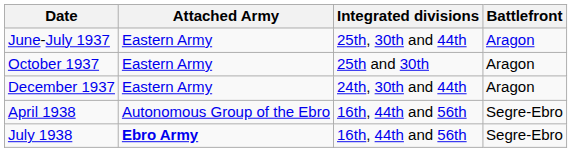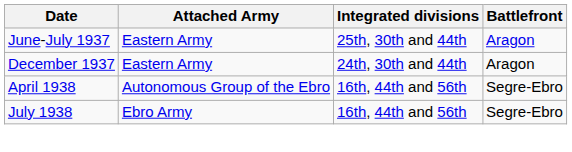- row: (54, 64)
(160, 135) bold -> (157, 111) normal
